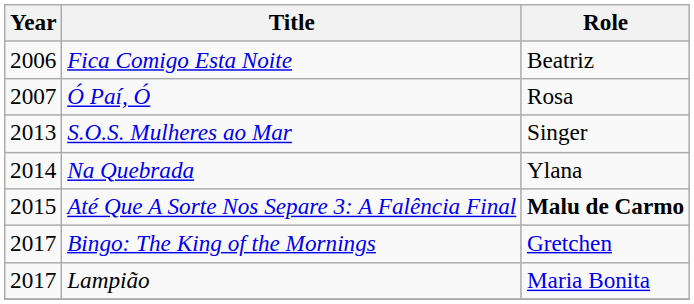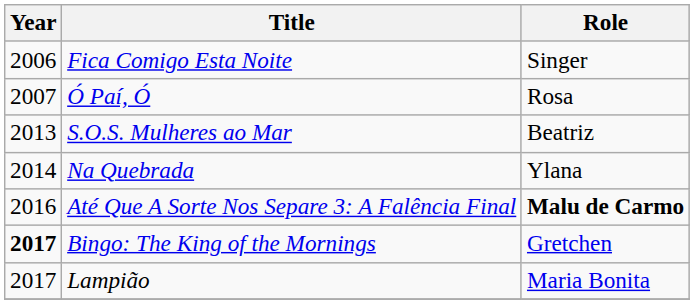(560, 59) Beatriz -> (557, 59) Singer
(557, 133) Singer -> (560, 133) Beatriz
(33, 206) 2015 -> (33, 206) 2016
(33, 243) normal -> (33, 243) bold
